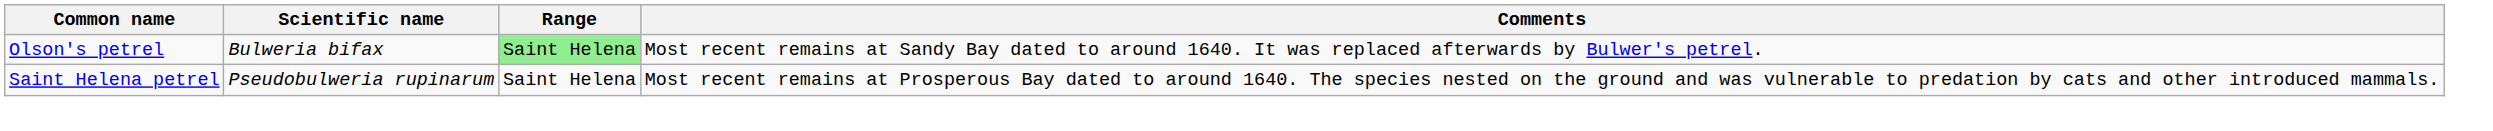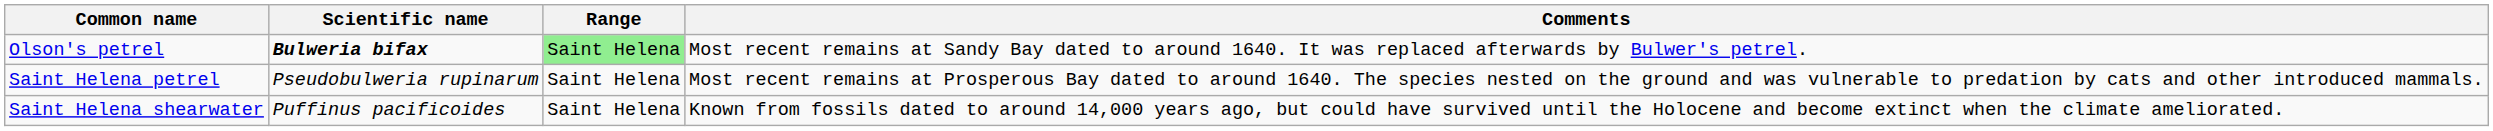(306, 50) normal -> (350, 50) bold
+ row: (137, 110)
